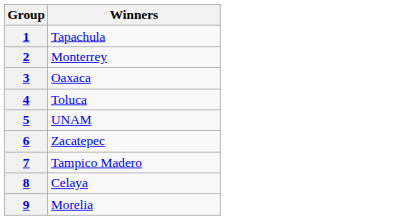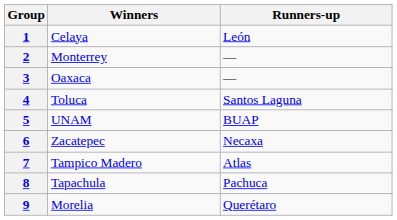+ column: (306, 15)
(78, 36) Tapachula -> (69, 36) Celaya
(69, 183) Celaya -> (78, 183) Tapachula
